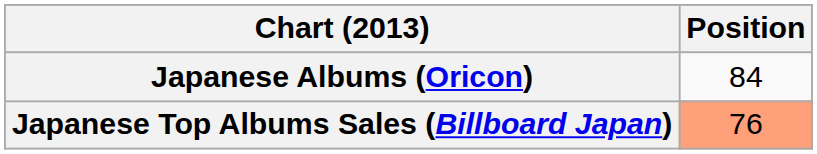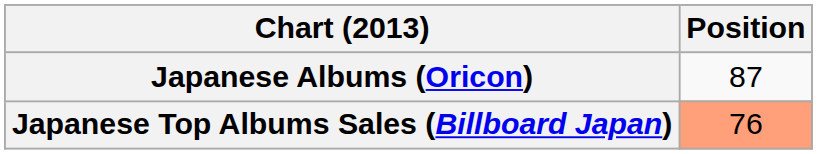(746, 76) 84 -> (746, 76) 87
